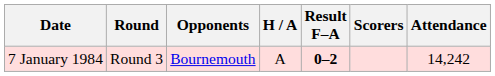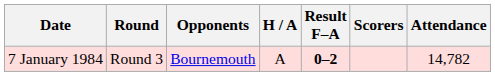(449, 58) 14,242 -> (449, 58) 14,782
